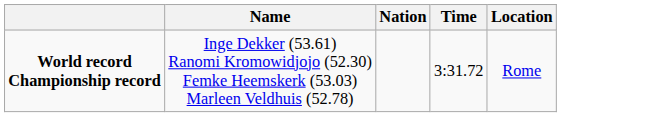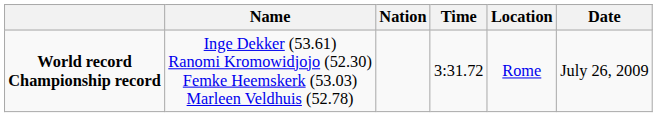+ column: (604, 17)
